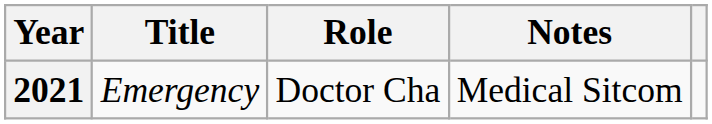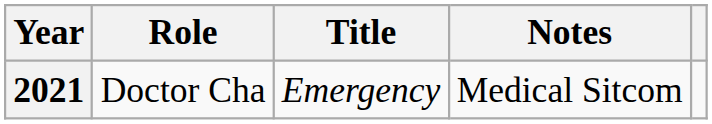columns swapped: (180, 32) <-> (358, 32)
